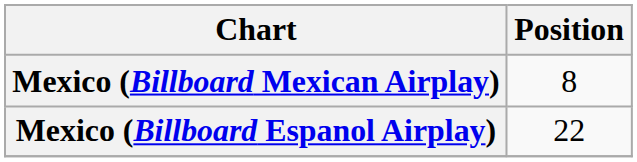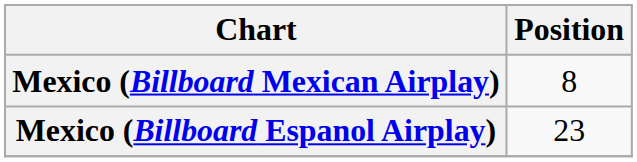(569, 130) 22 -> (569, 130) 23
